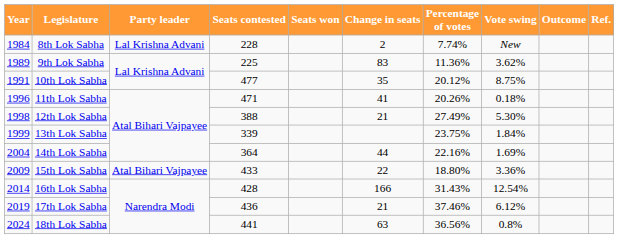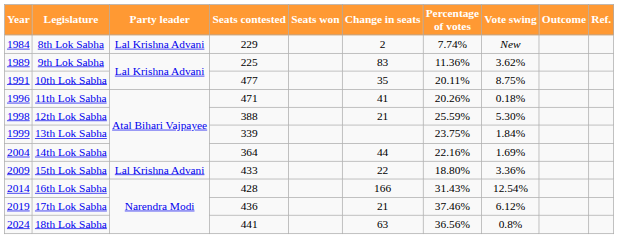(249, 44) 228 -> (249, 44) 229
(452, 80) 20.12% -> (452, 80) 20.11%
(452, 116) 27.49% -> (452, 116) 25.59%
(160, 170) Atal Bihari Vajpayee -> (160, 170) Lal Krishna Advani
